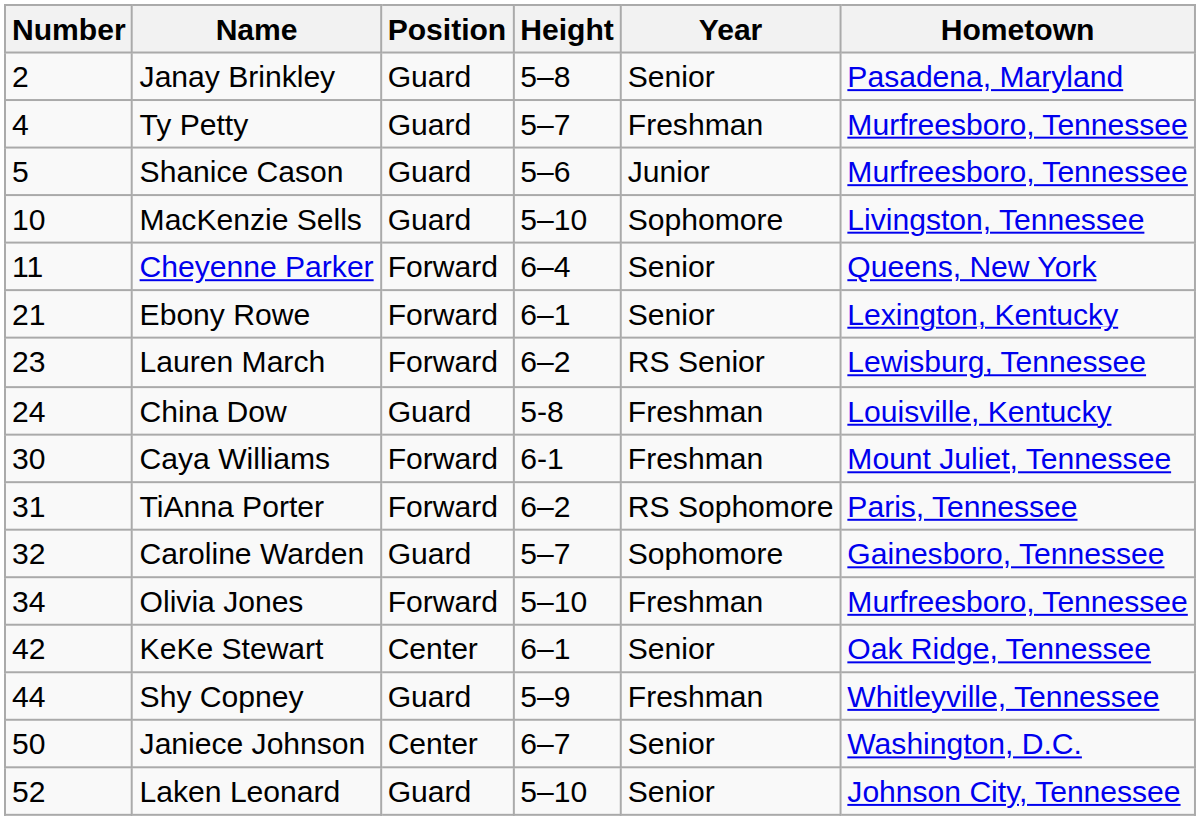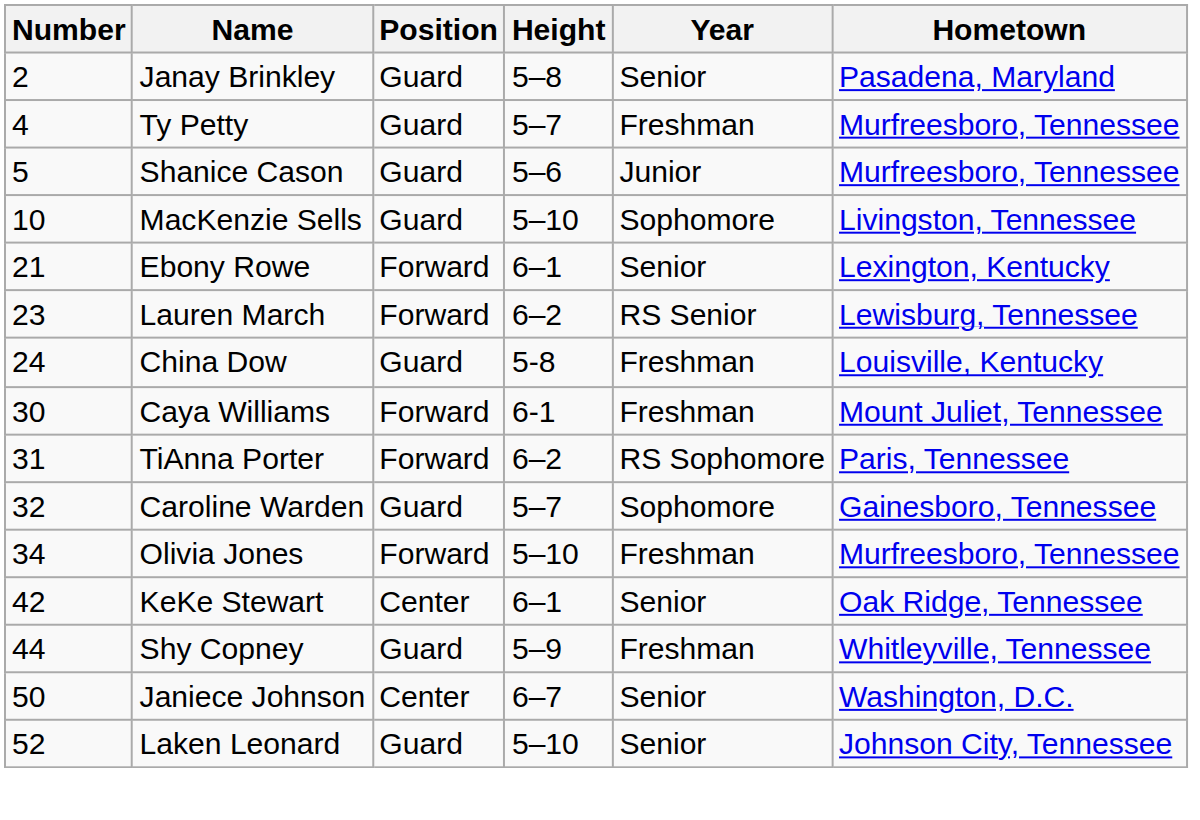- row: (257, 267)
